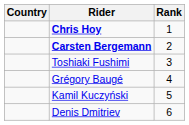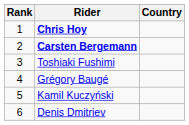columns swapped: (169, 13) <-> (27, 13)
